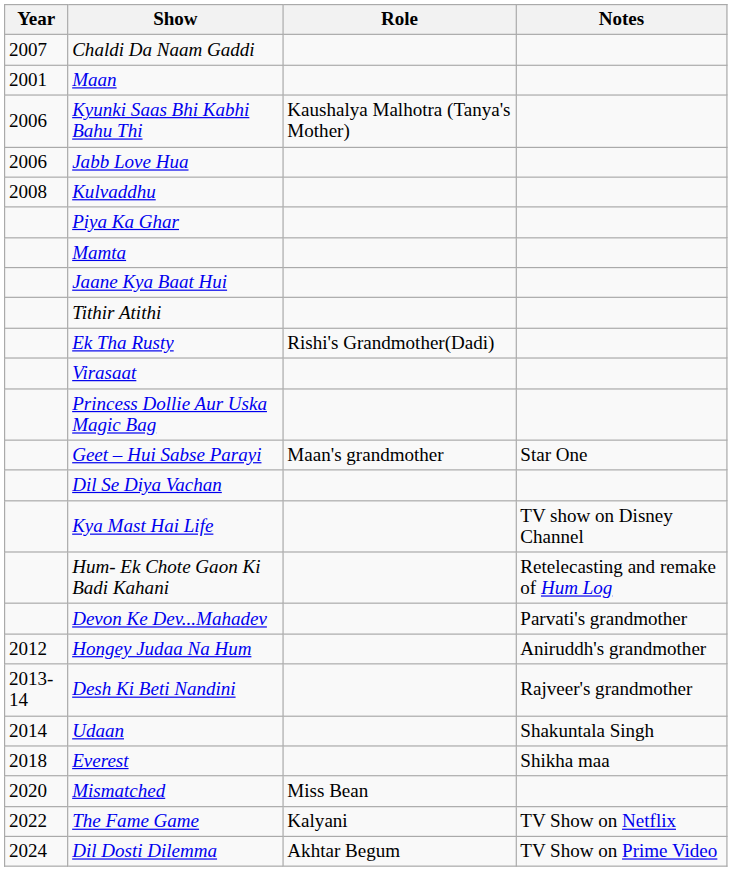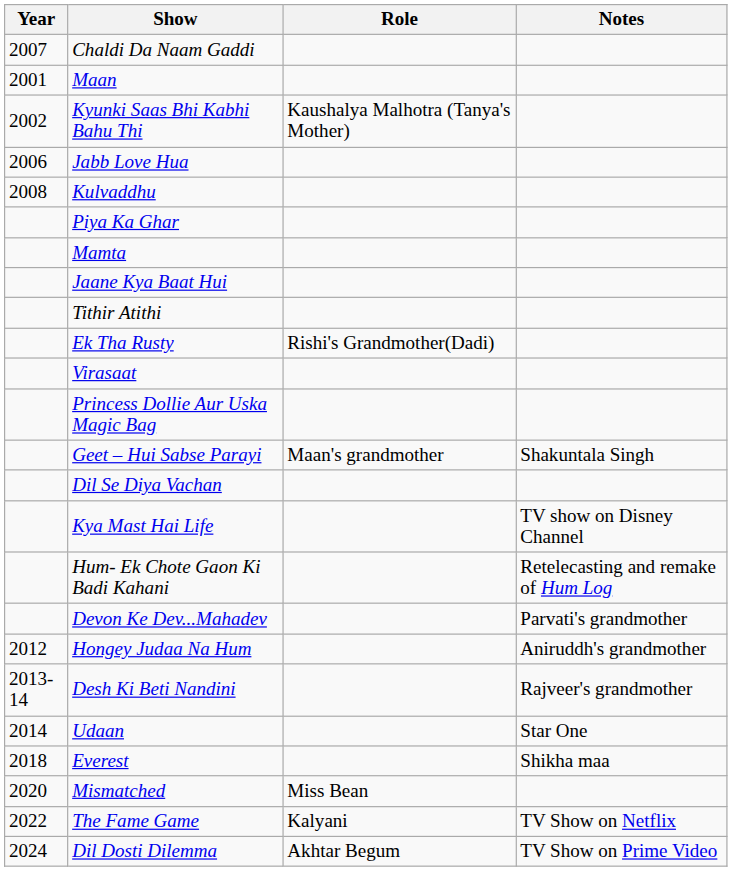(28, 120) 2006 -> (28, 120) 2002
(554, 454) Star One -> (587, 454) Shakuntala Singh
(587, 730) Shakuntala Singh -> (554, 730) Star One
